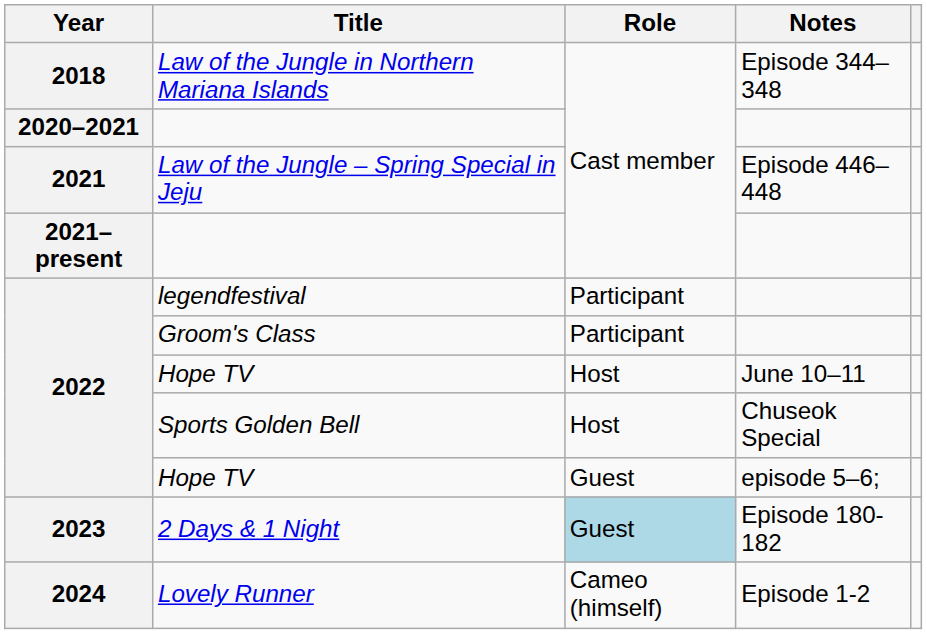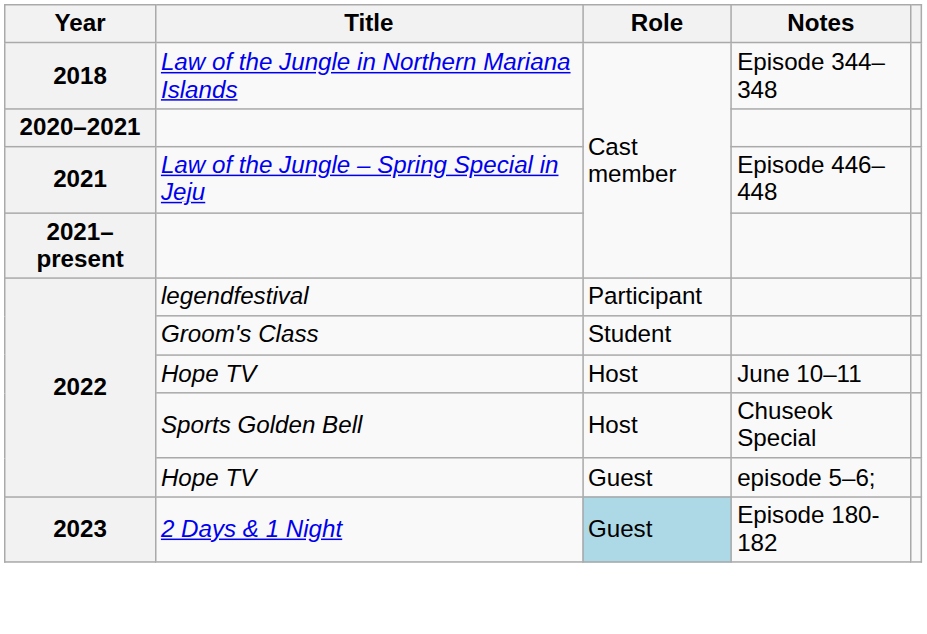(627, 335) Participant -> (630, 335) Student
- row: (236, 594)
